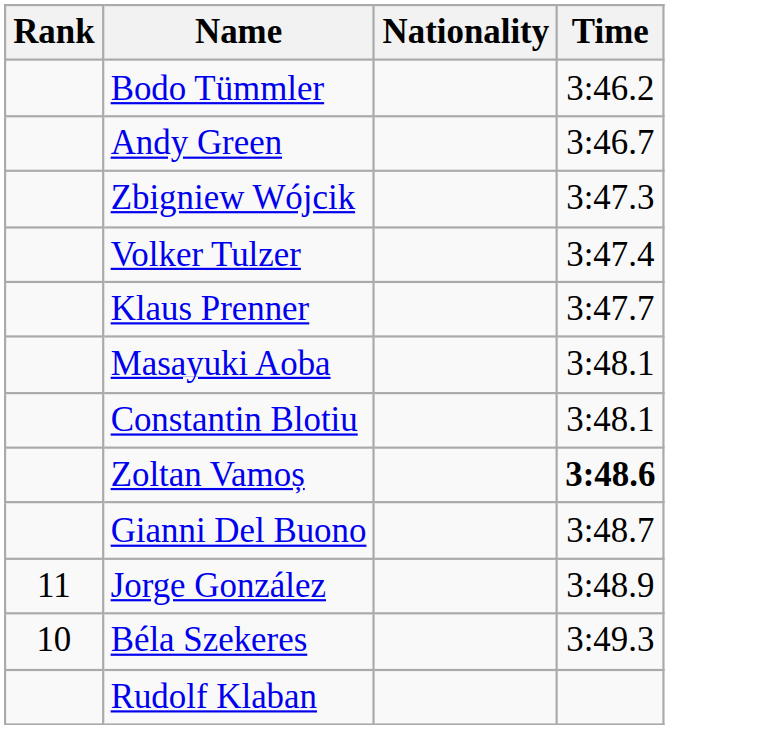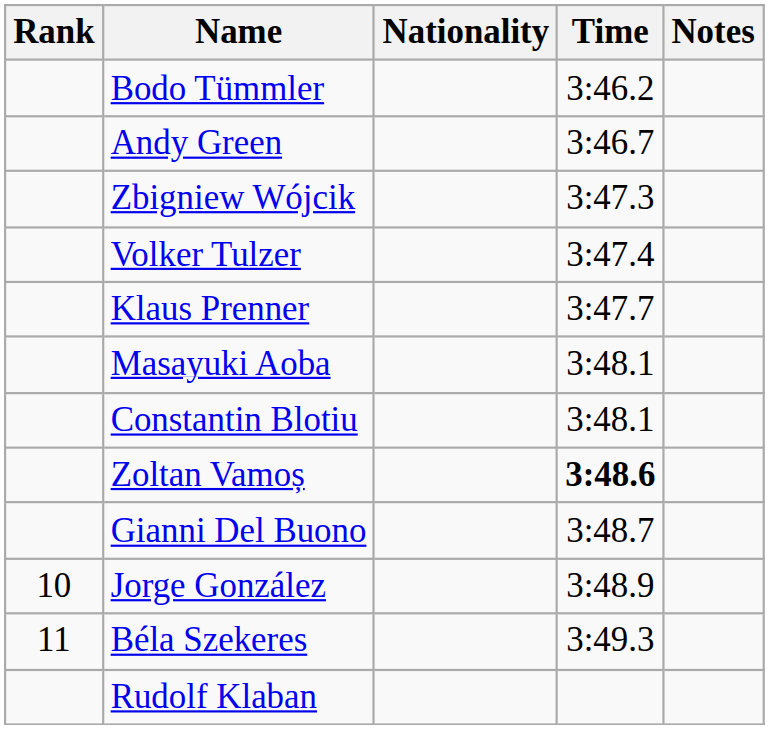+ column: (713, 32)
(54, 585) 11 -> (54, 585) 10
(54, 640) 10 -> (54, 640) 11
